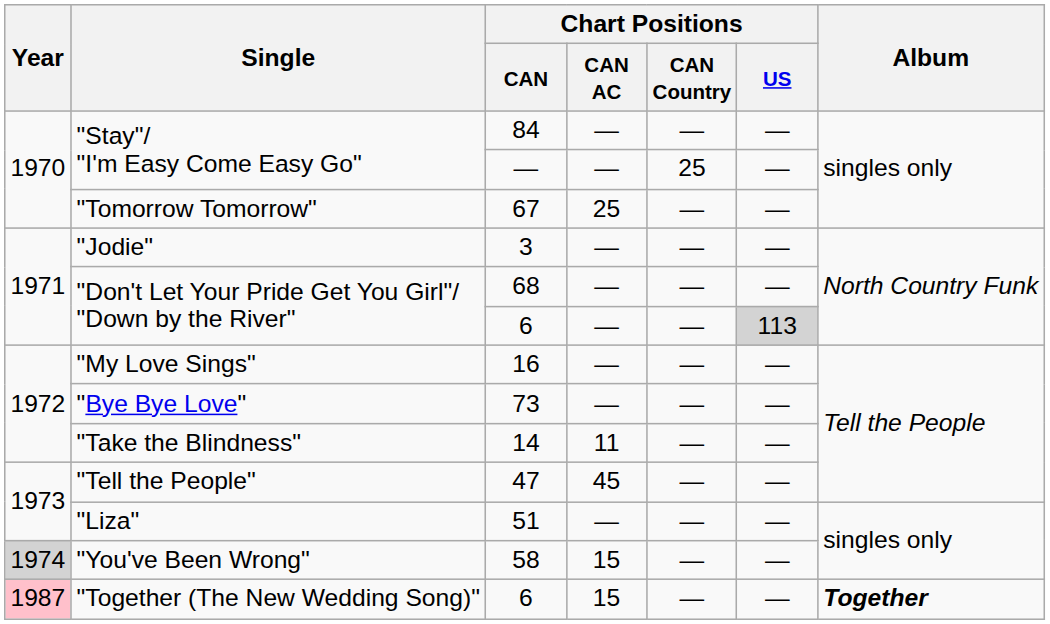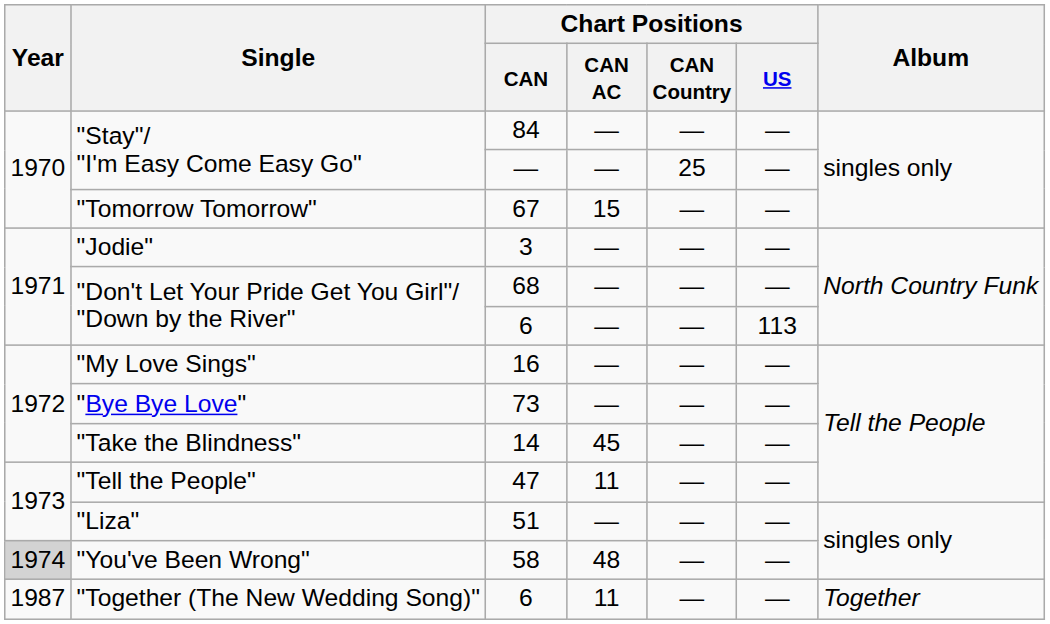(607, 208) 25 -> (607, 208) 15
(777, 325) lightgrey background -> (777, 325) no background
(607, 442) 11 -> (607, 442) 45
(607, 481) 45 -> (607, 481) 11
(607, 559) 15 -> (607, 559) 48
(38, 598) pink background -> (38, 598) no background
(607, 598) 15 -> (607, 598) 11
(876, 598) bold -> (871, 598) normal
